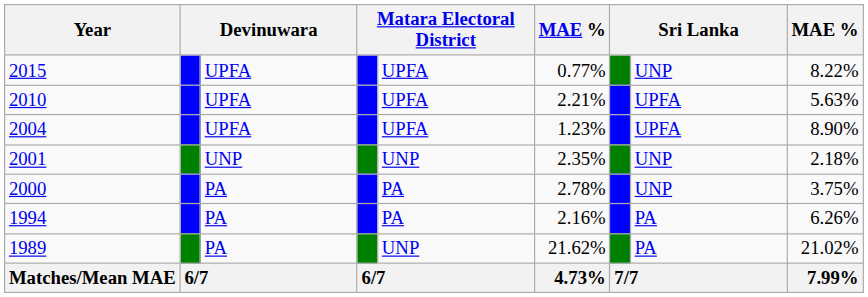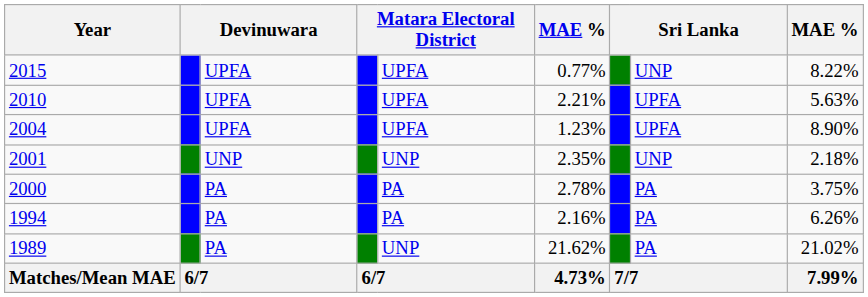(653, 188) UNP -> (646, 188) PA
